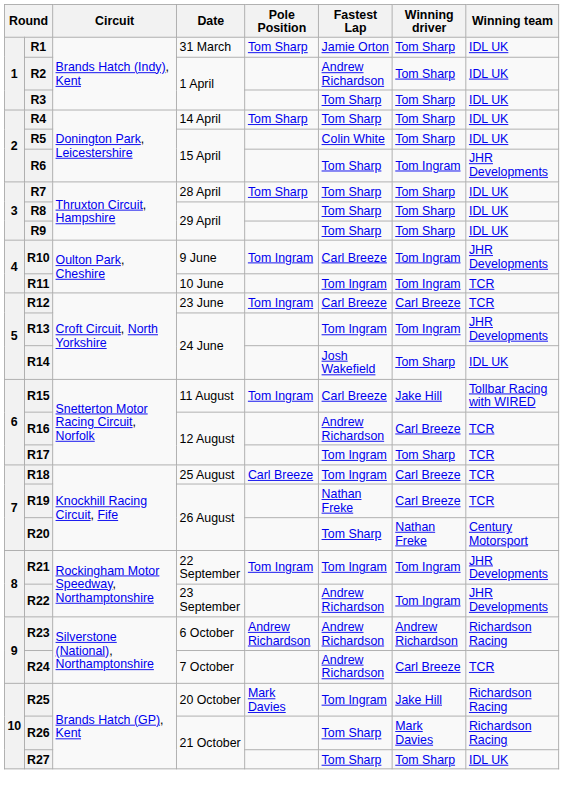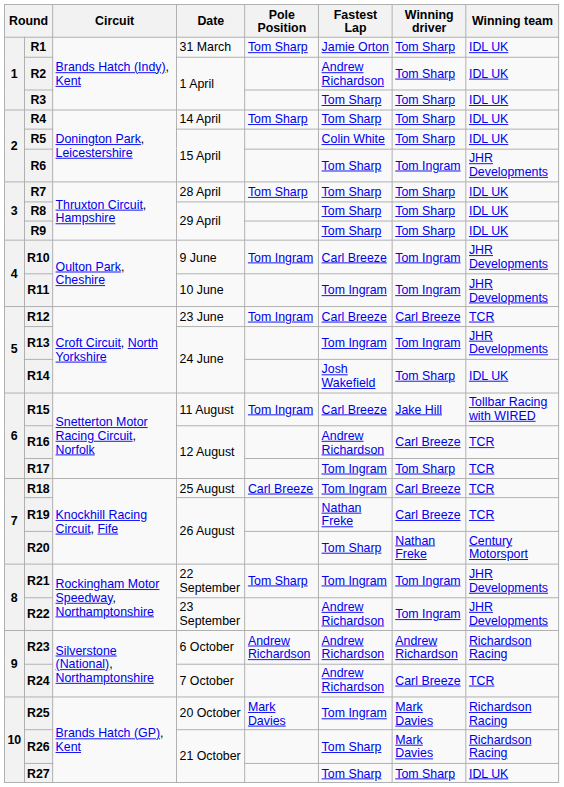(482, 283) TCR -> (508, 290) JHR Developments
(281, 567) Tom Ingram -> (278, 580) Tom Sharp
(419, 699) Jake Hill -> (414, 713) Mark Davies
